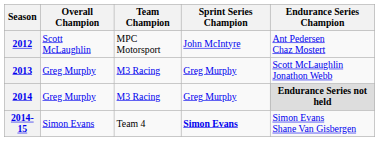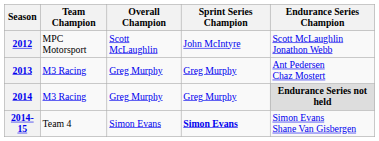columns swapped: (77, 17) <-> (148, 17)
(299, 44) Ant Pedersen Chaz Mostert -> (308, 44) Scott McLaughlin Jonathon Webb
(308, 70) Scott McLaughlin Jonathon Webb -> (299, 70) Ant Pedersen Chaz Mostert
